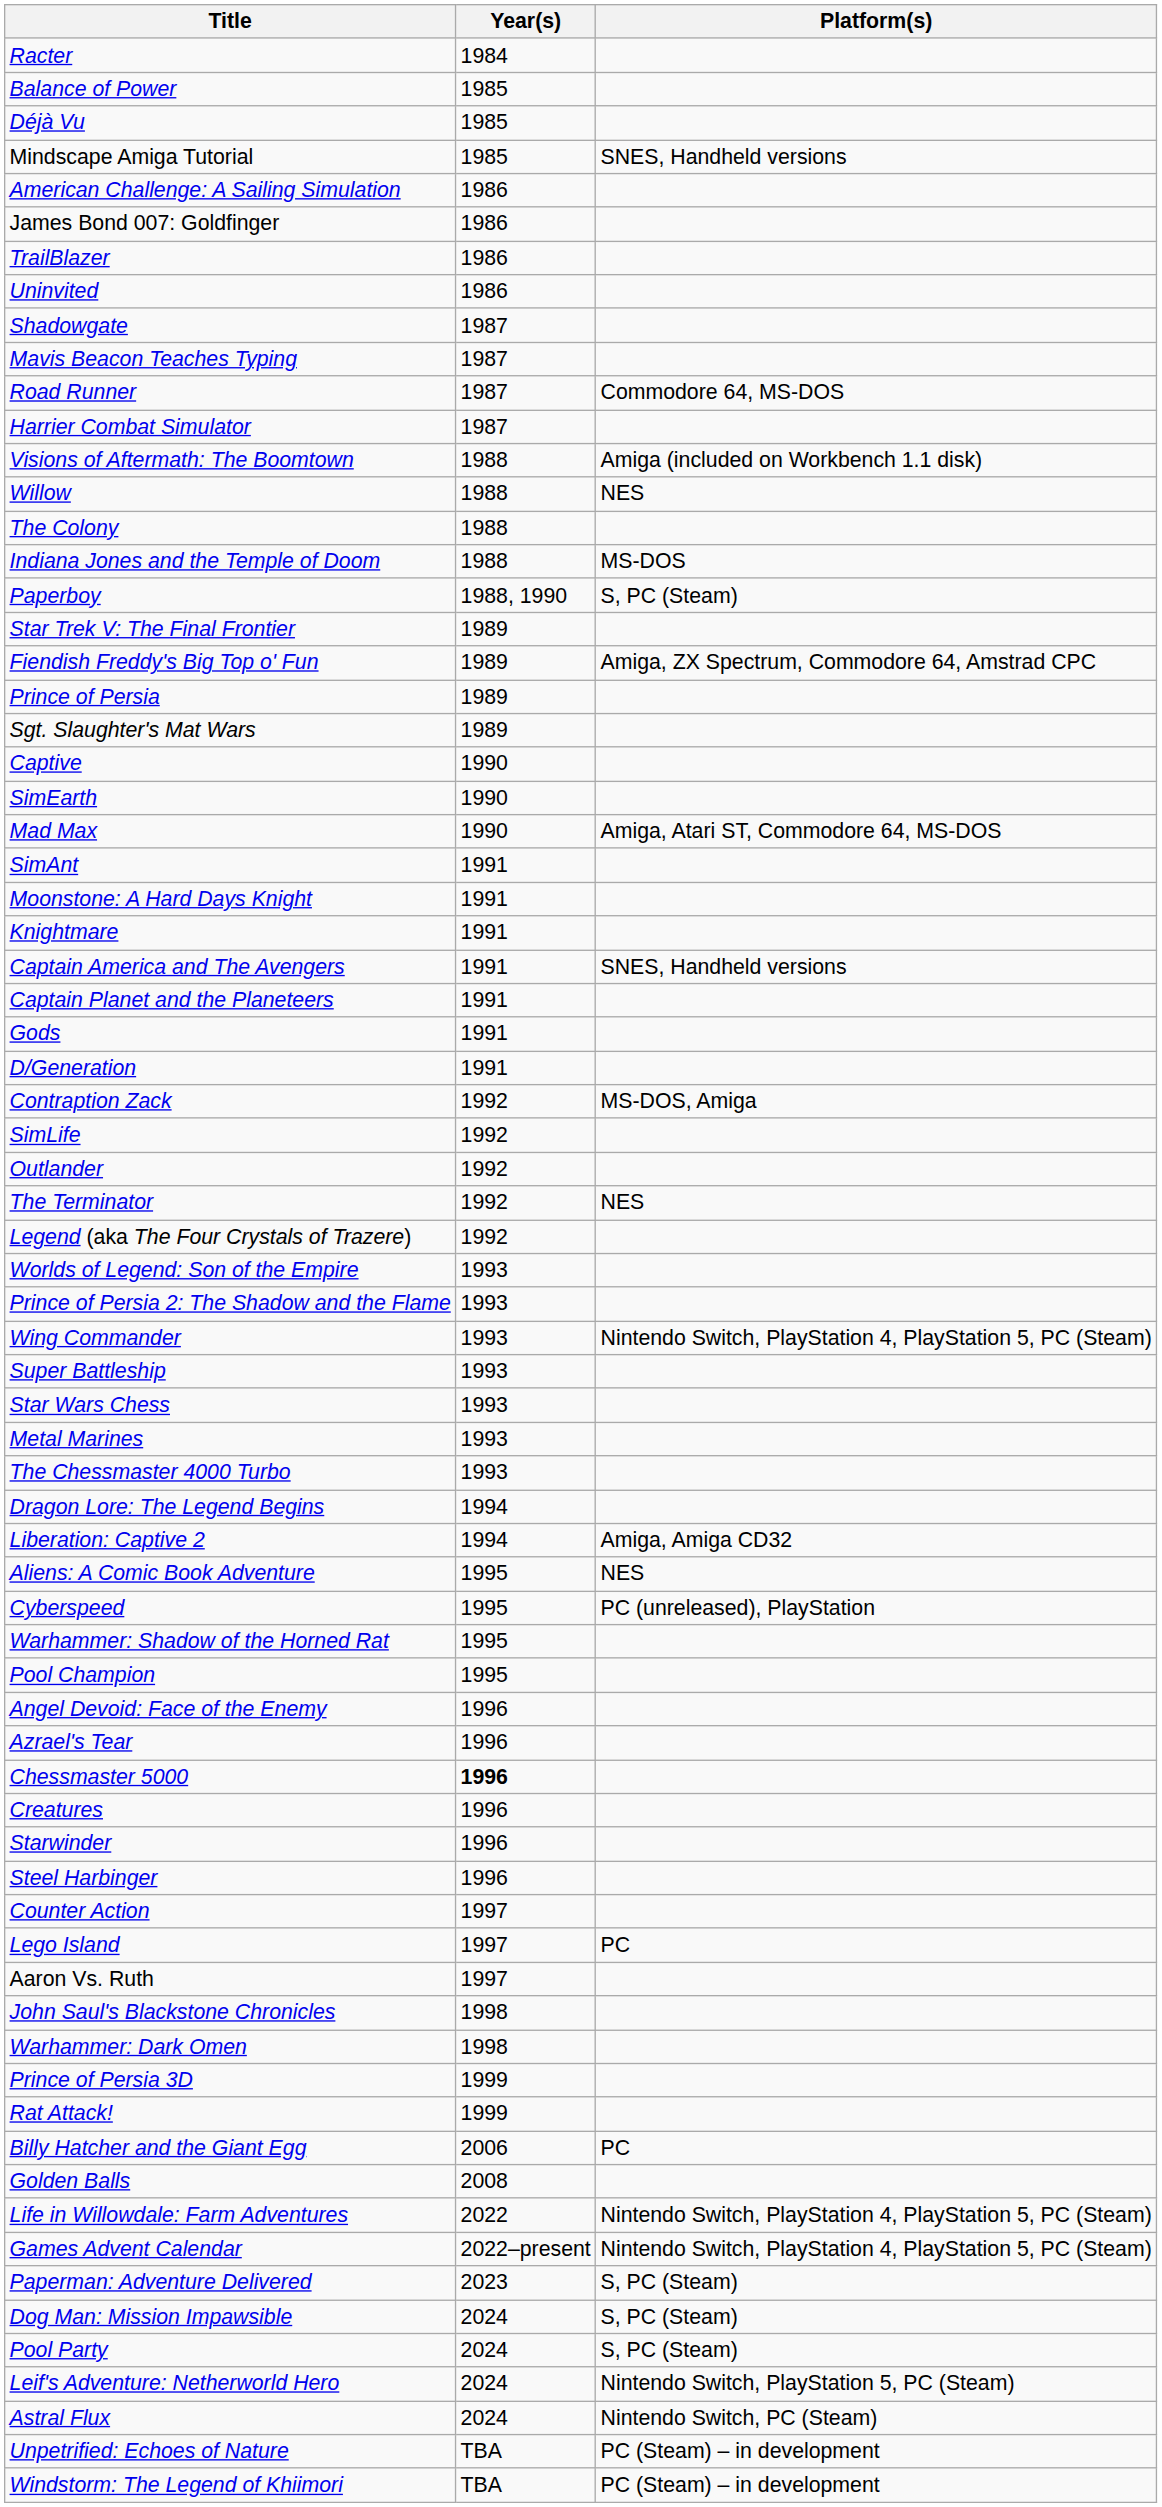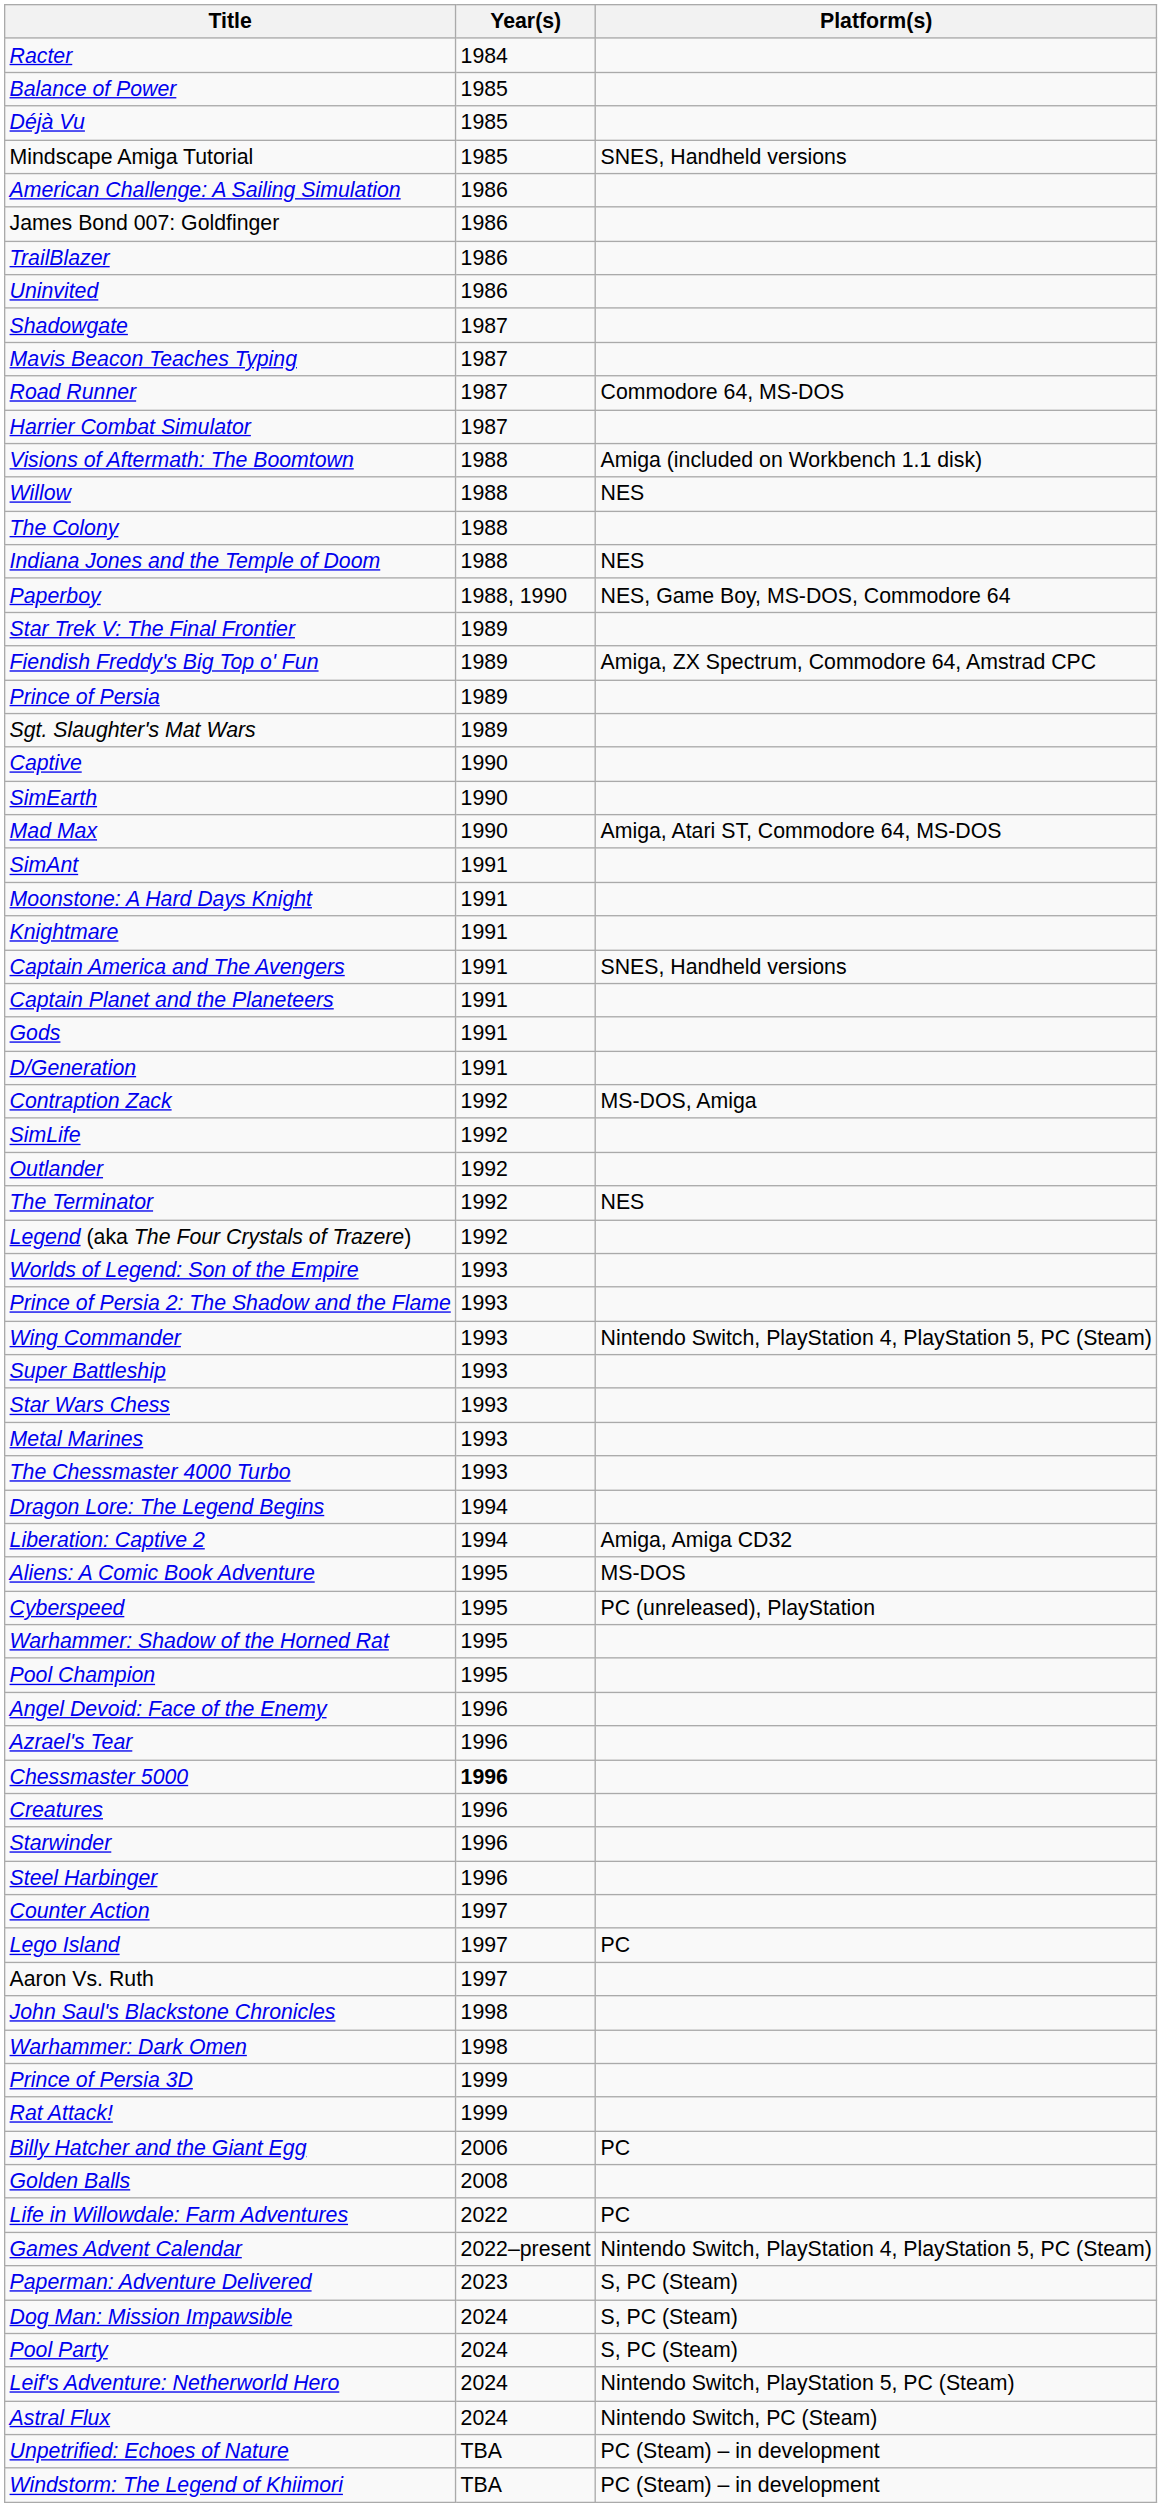(643, 561) MS-DOS -> (622, 561) NES
(669, 595) S, PC (Steam) -> (806, 595) NES, Game Boy, MS-DOS, Commodore 64
(622, 1573) NES -> (643, 1573) MS-DOS
(876, 2215) Nintendo Switch, PlayStation 4, PlayStation 5, PC (Steam) -> (615, 2215) PC
